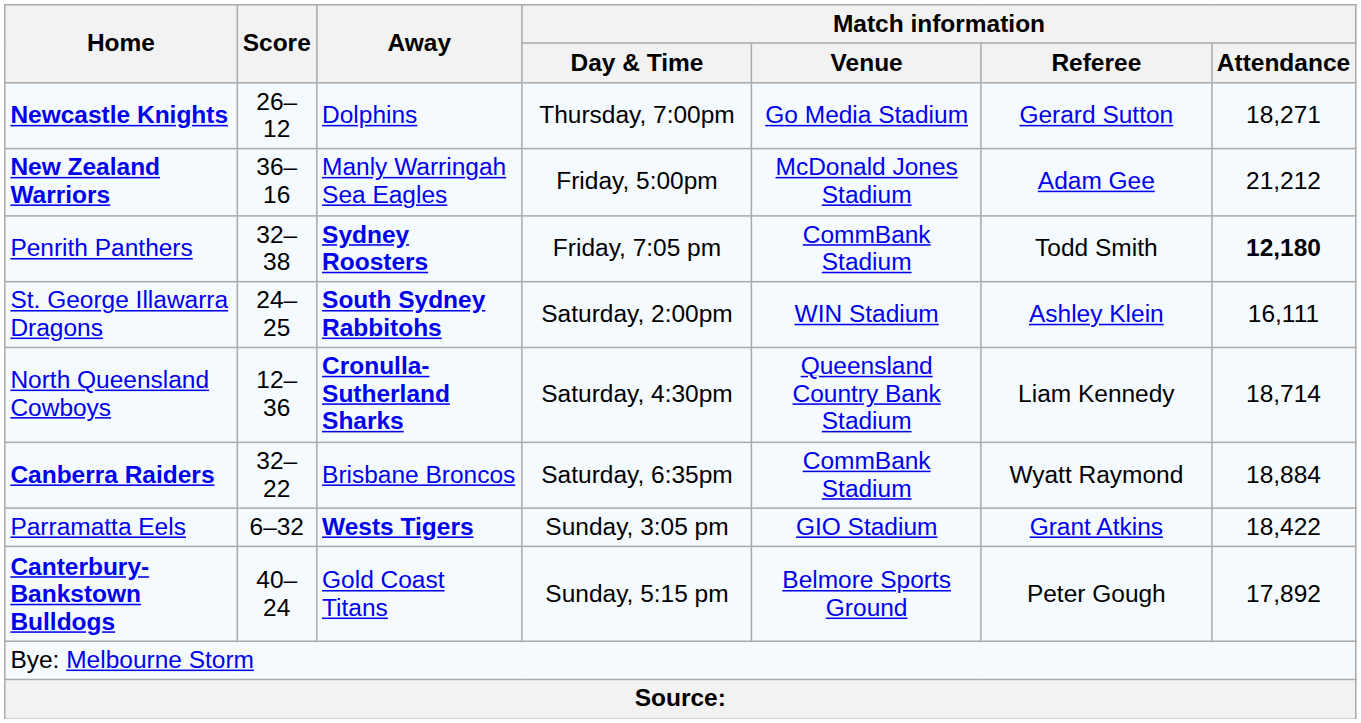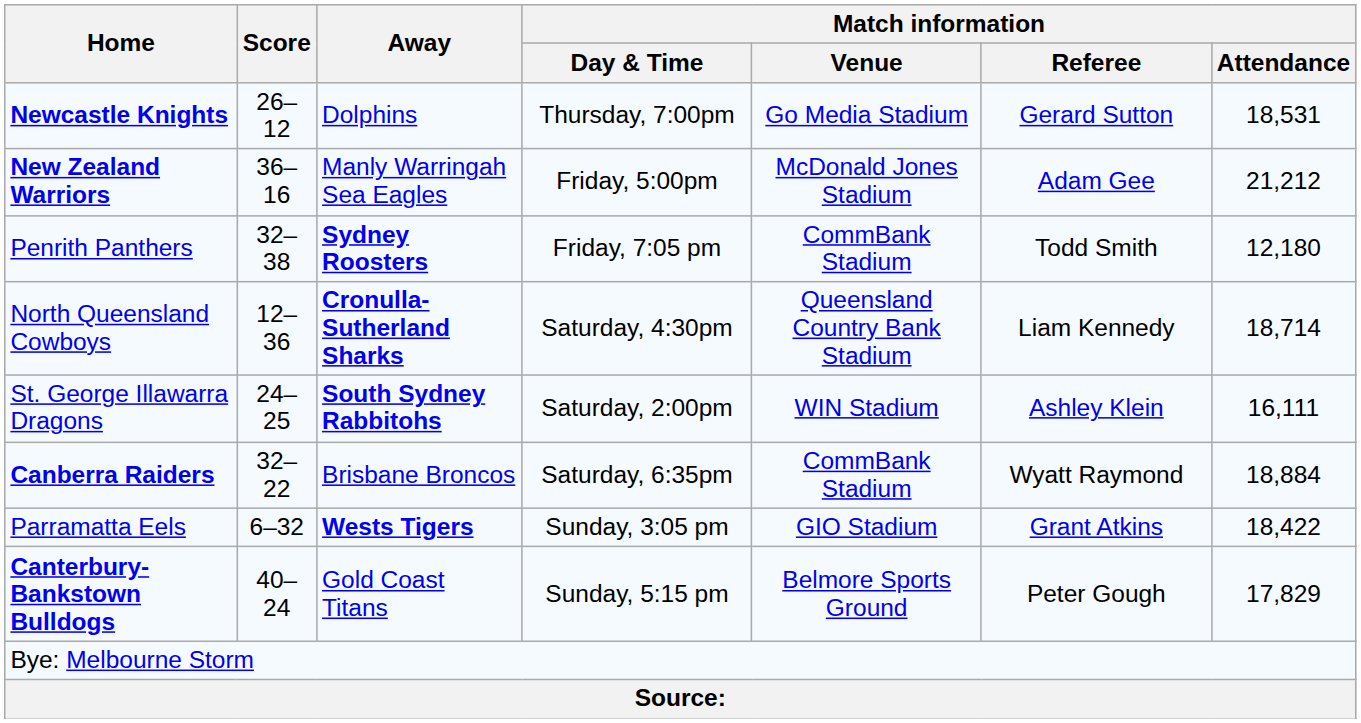(1283, 115) 18,271 -> (1283, 115) 18,531
(1283, 248) bold -> (1283, 248) normal
rows swapped: (119, 314) <-> (110, 394)
(1283, 593) 17,892 -> (1283, 593) 17,829
